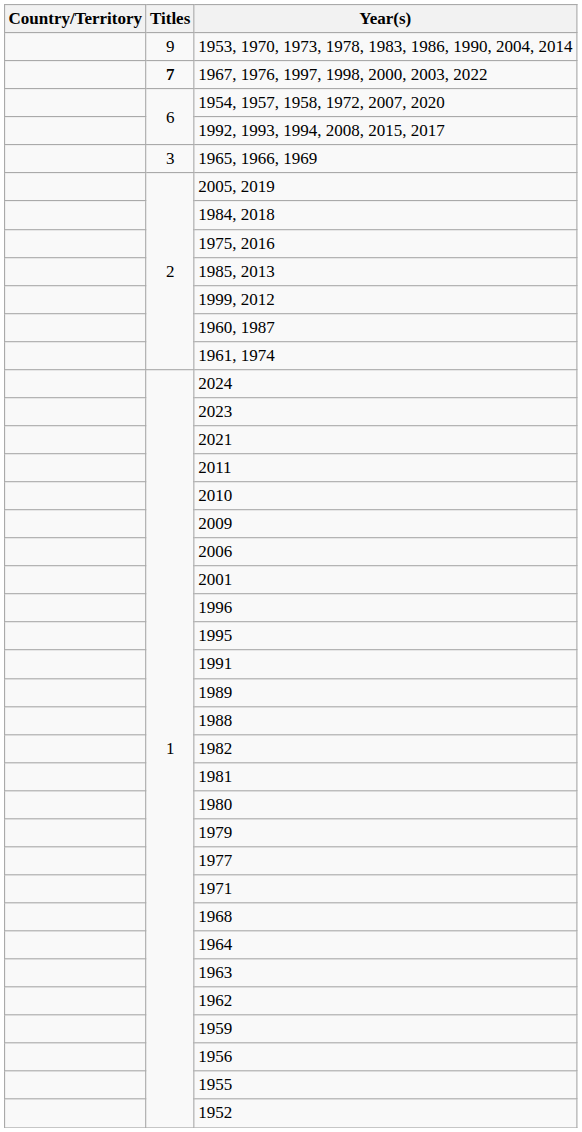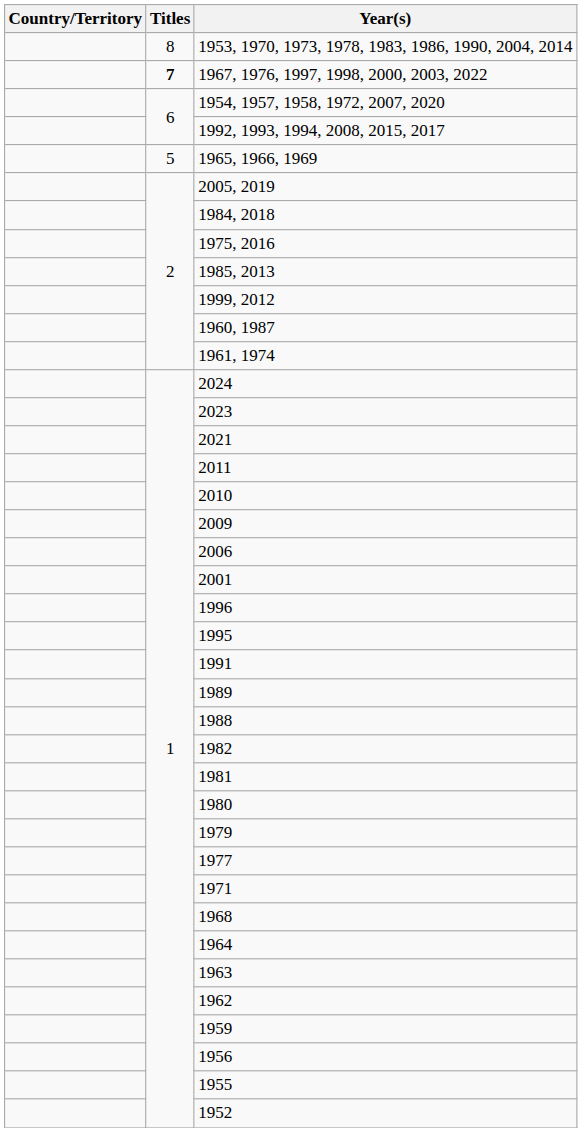(170, 46) 9 -> (170, 46) 8
(170, 159) 3 -> (170, 159) 5
